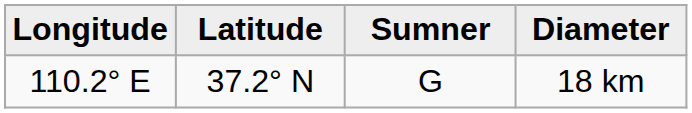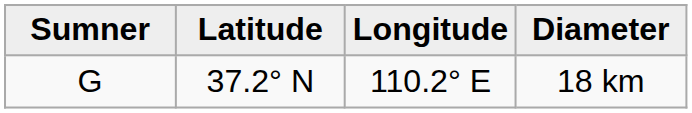columns swapped: (431, 30) <-> (90, 30)
